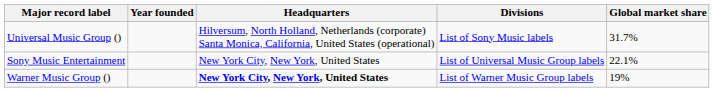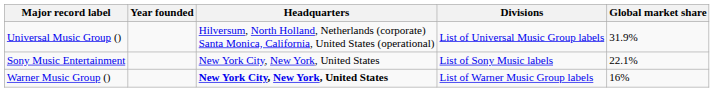(496, 36) List of Sony Music labels -> (522, 36) List of Universal Music Group labels
(624, 36) 31.7% -> (624, 36) 31.9%
(522, 60) List of Universal Music Group labels -> (496, 60) List of Sony Music labels
(619, 78) 19% -> (619, 78) 16%
